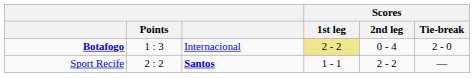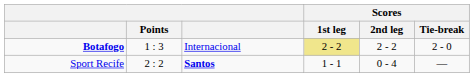(387, 47) 0 - 4 -> (387, 47) 2 - 2
(387, 64) 2 - 2 -> (387, 64) 0 - 4
